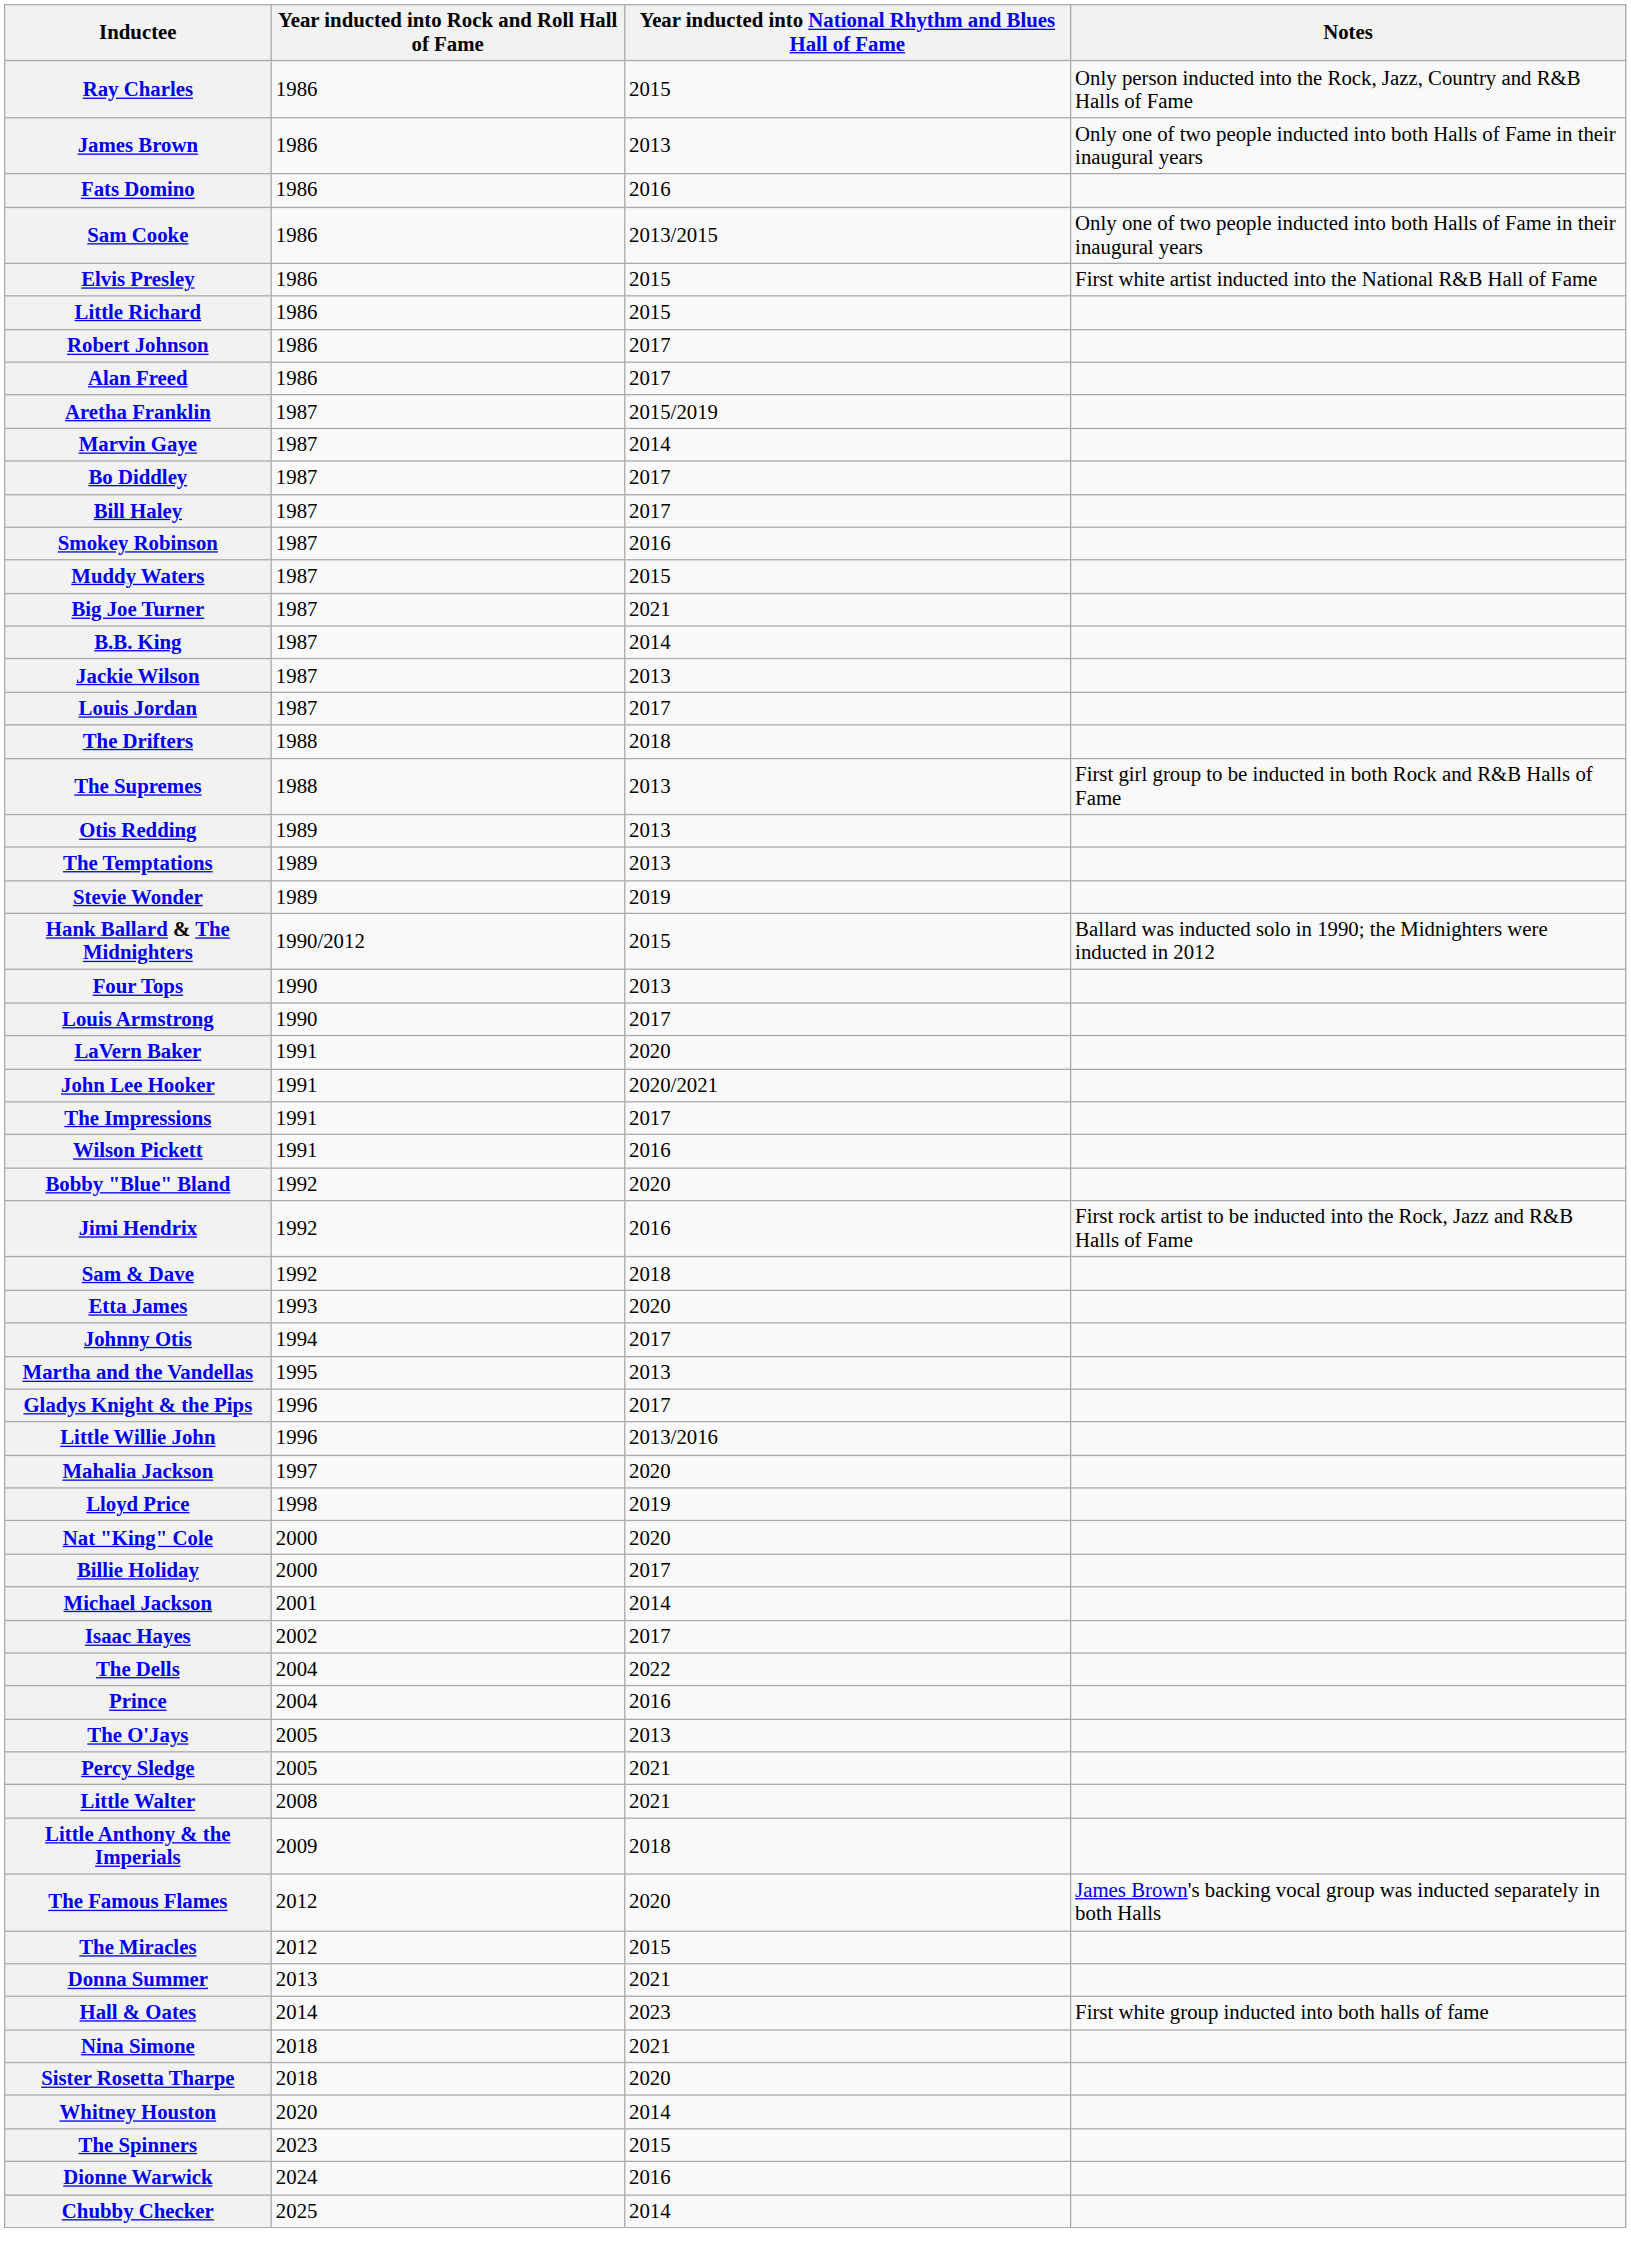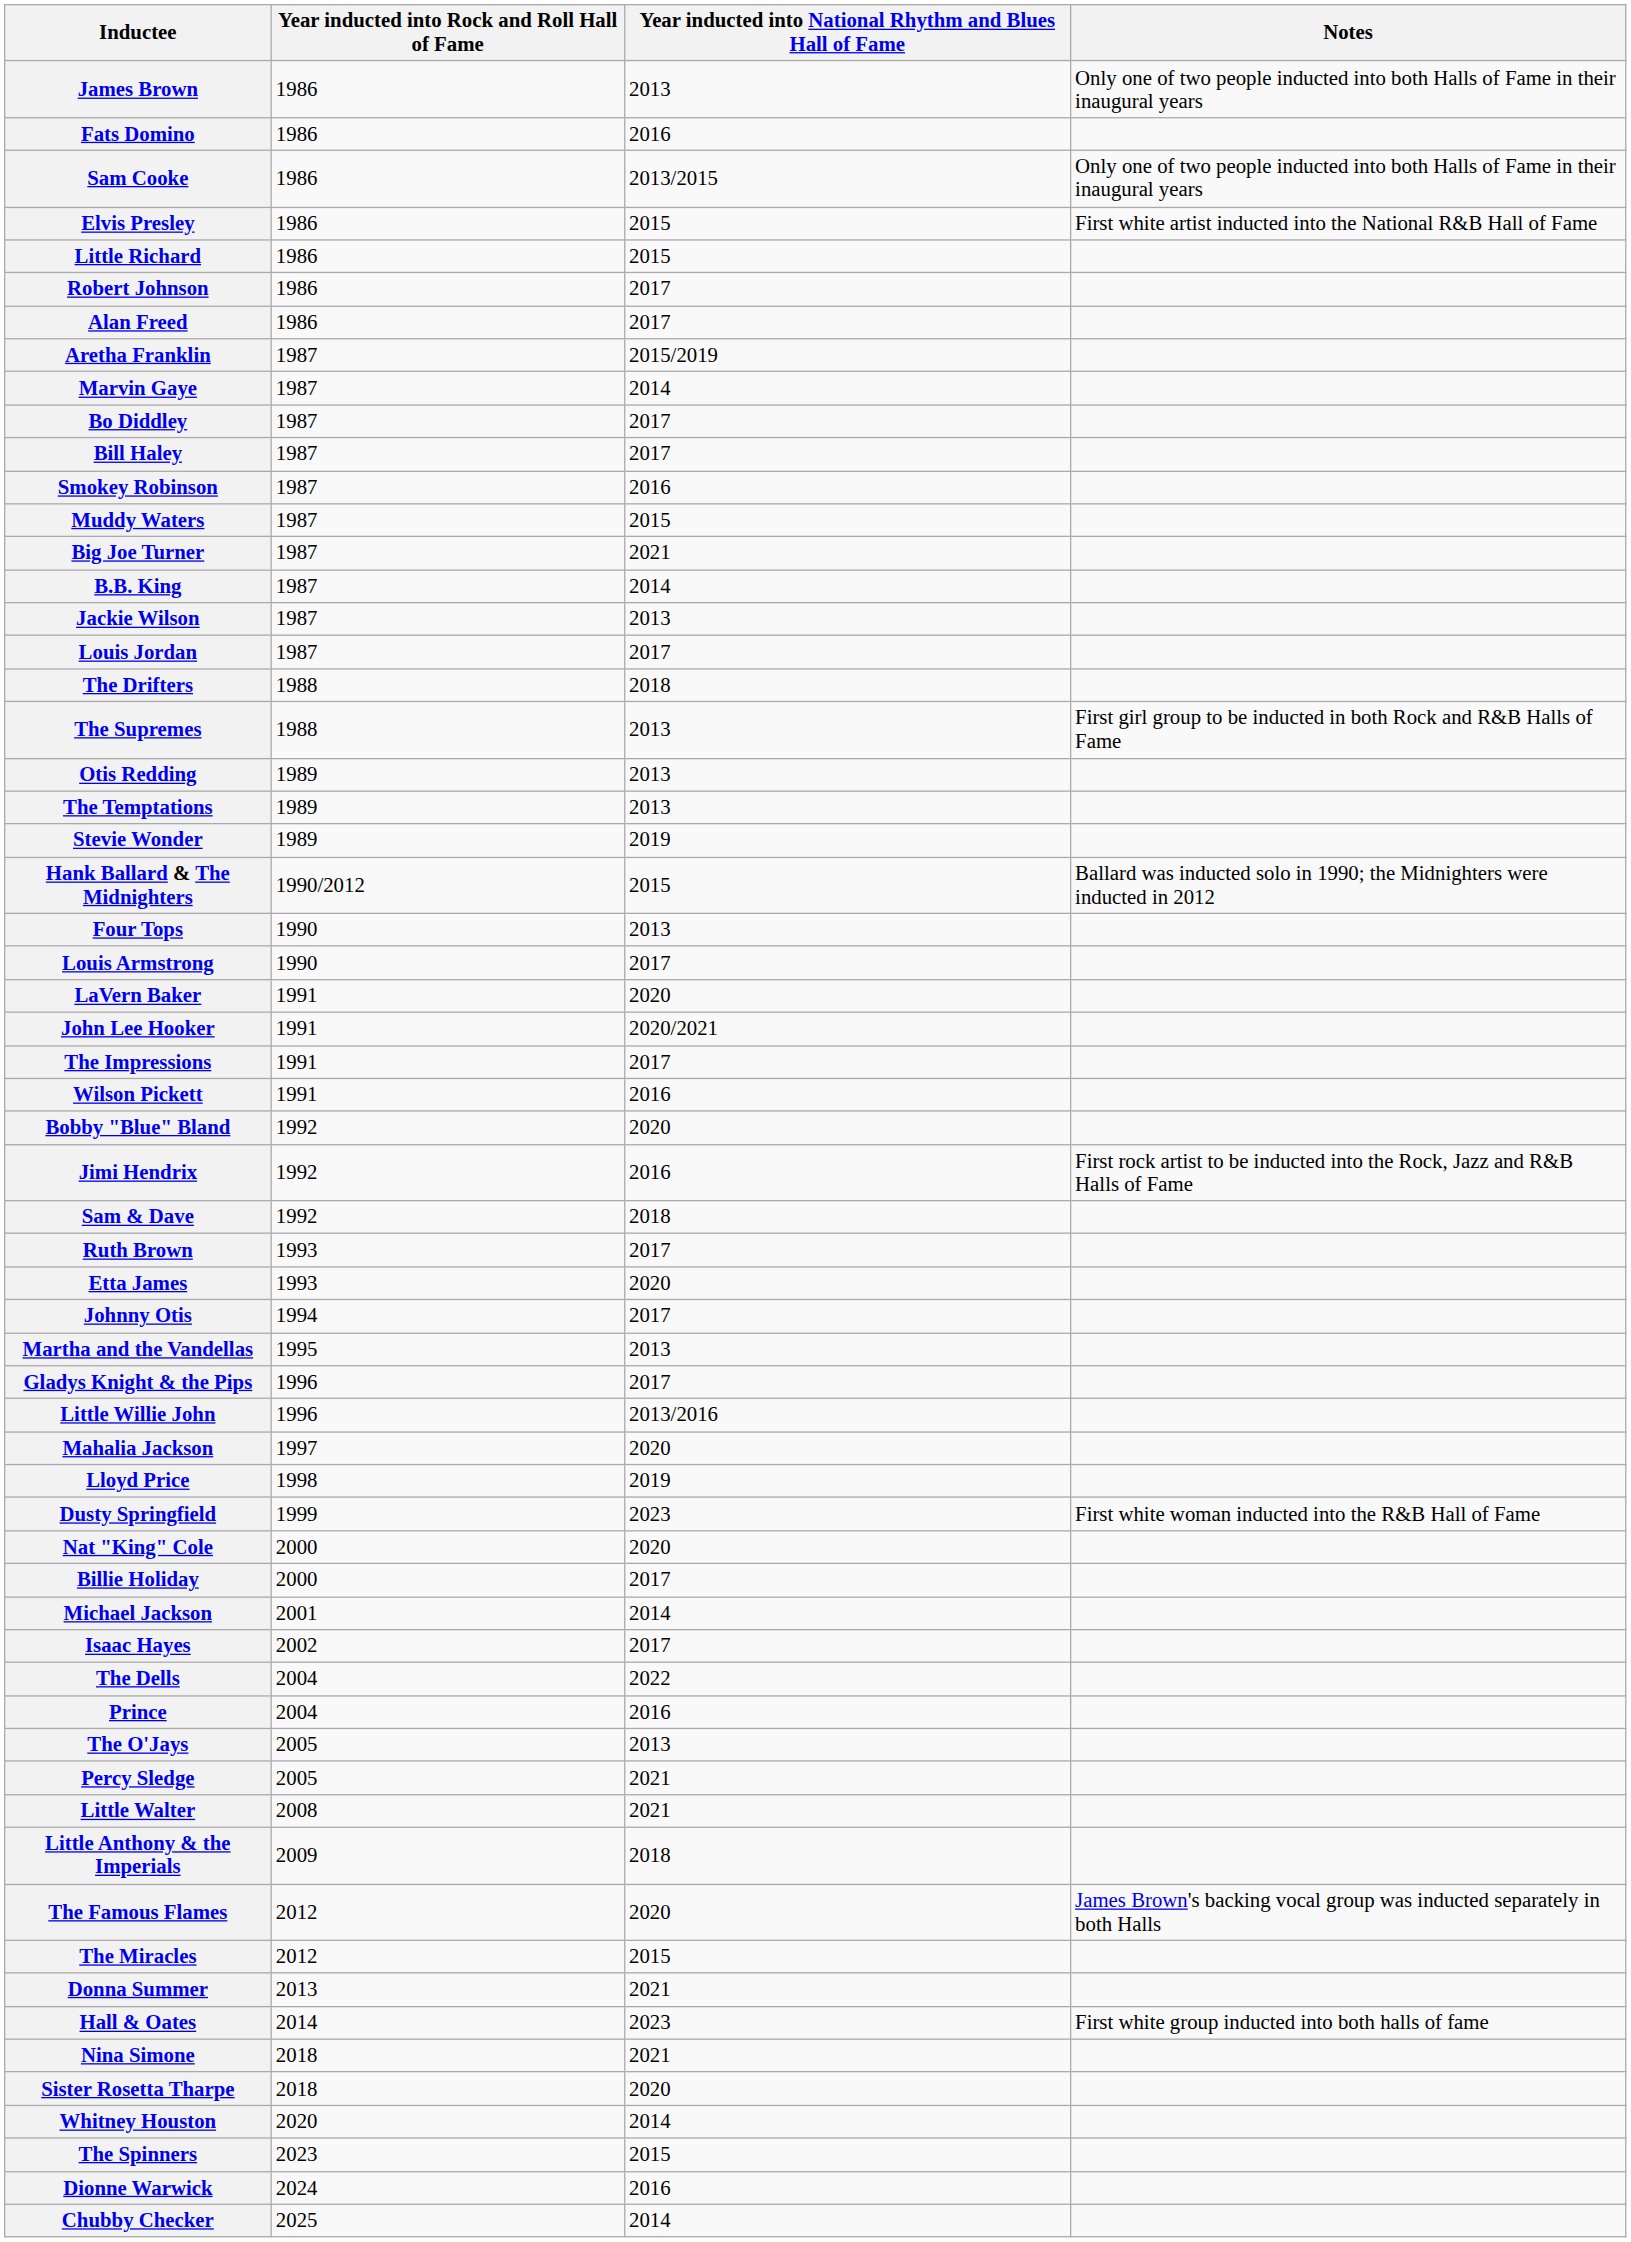- row: (138, 89)
+ row: (138, 1249)
+ row: (138, 1513)
